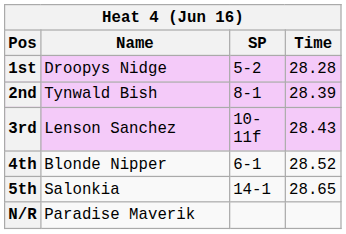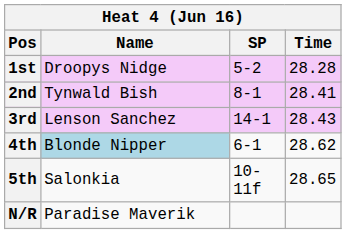(313, 94) 28.39 -> (313, 94) 28.41
(247, 129) 10-11f -> (252, 120) 14-1
(106, 164) no background -> (106, 146) lightblue background
(313, 164) 28.52 -> (313, 146) 28.62
(252, 189) 14-1 -> (247, 180) 10-11f
